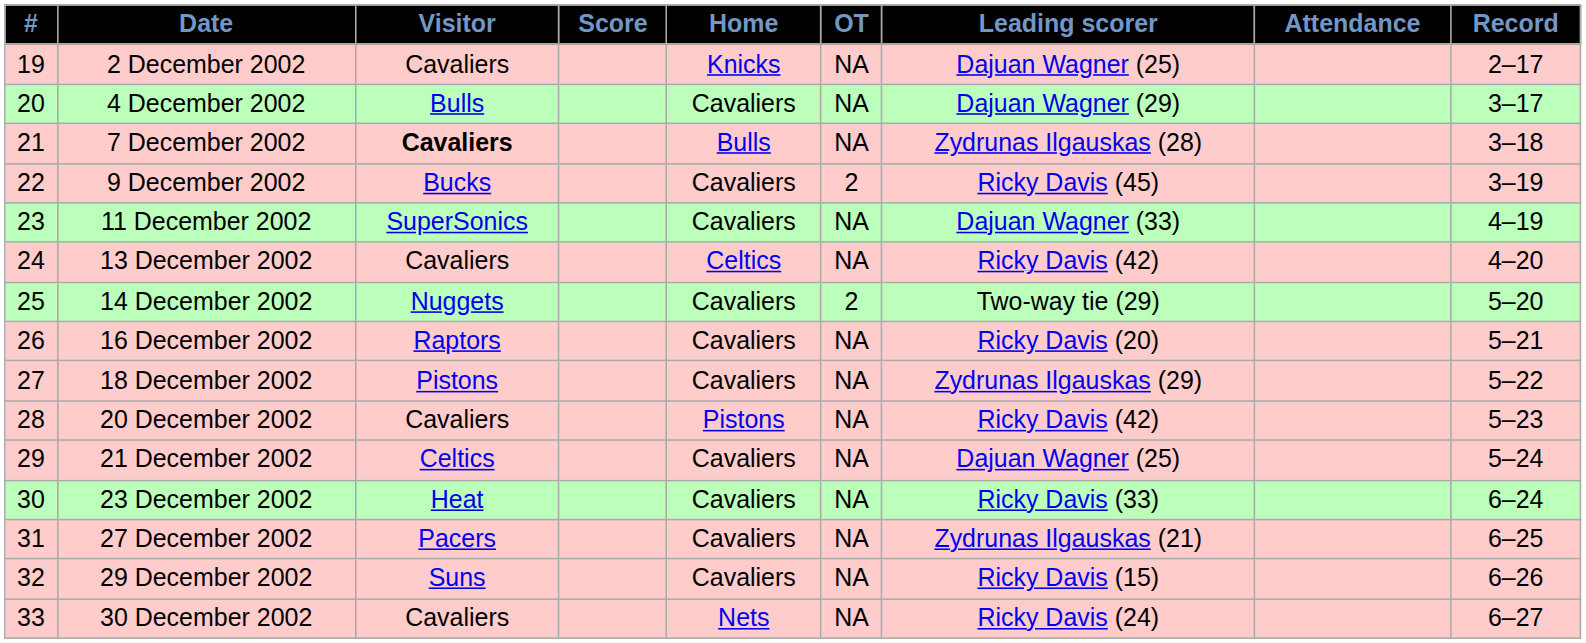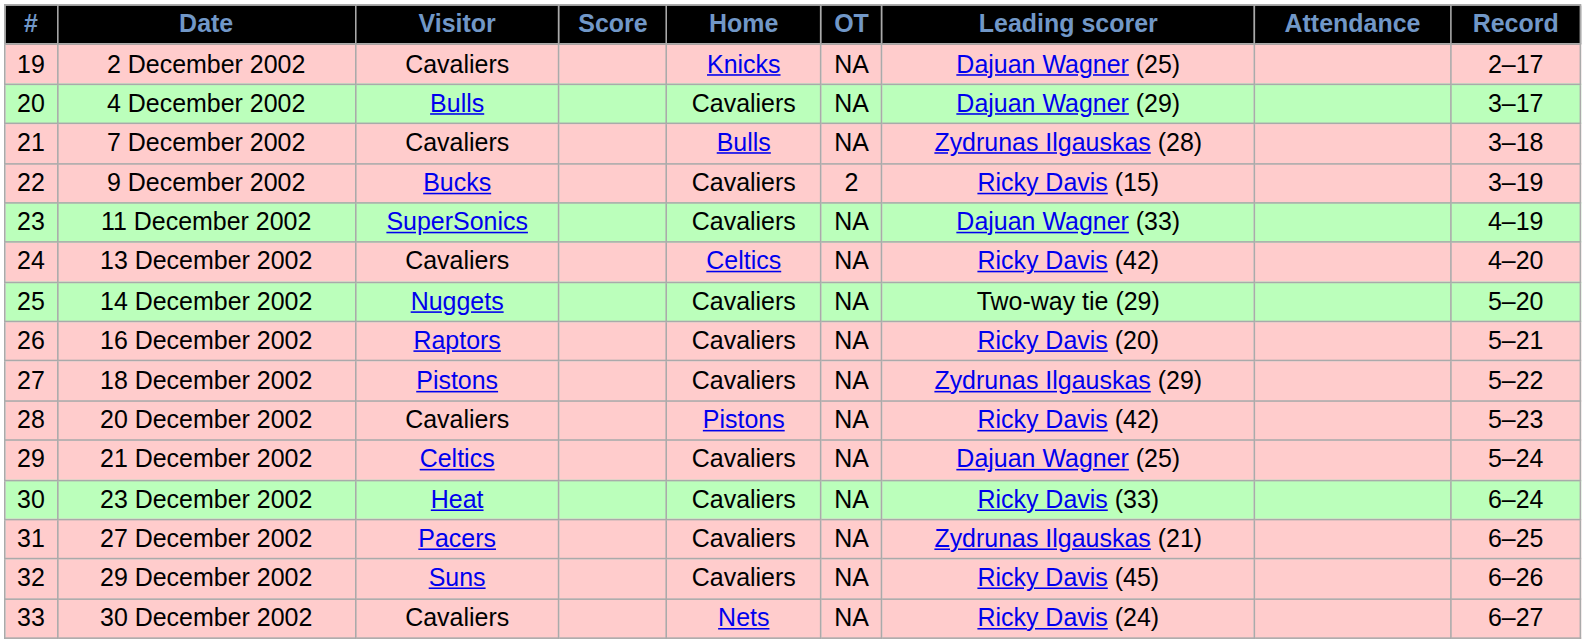(457, 143) bold -> (457, 143) normal
(1068, 182) Ricky Davis (45) -> (1068, 182) Ricky Davis (15)
(851, 301) 2 -> (851, 301) NA
(1068, 578) Ricky Davis (15) -> (1068, 578) Ricky Davis (45)
